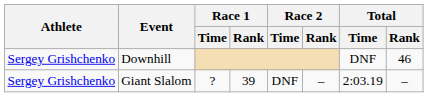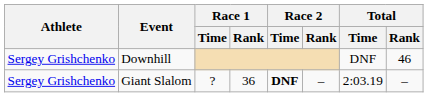(249, 81) 39 -> (249, 81) 36
(285, 81) normal -> (285, 81) bold
